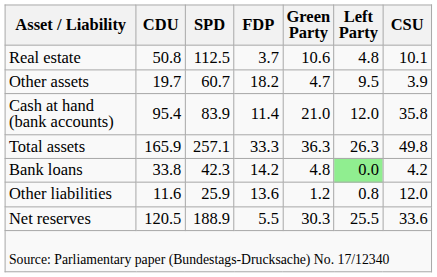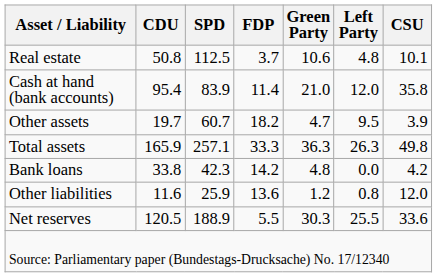rows swapped: (61, 113) <-> (49, 81)
(369, 170) lightgreen background -> (369, 170) no background
